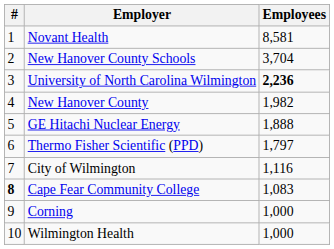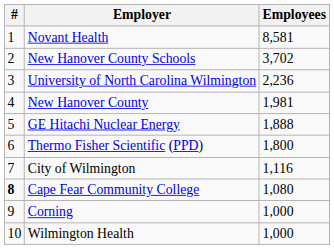(278, 59) 3,704 -> (278, 59) 3,702
(278, 80) bold -> (278, 80) normal
(278, 102) 1,982 -> (278, 102) 1,981
(278, 146) 1,797 -> (278, 146) 1,800
(278, 189) 1,083 -> (278, 189) 1,080
